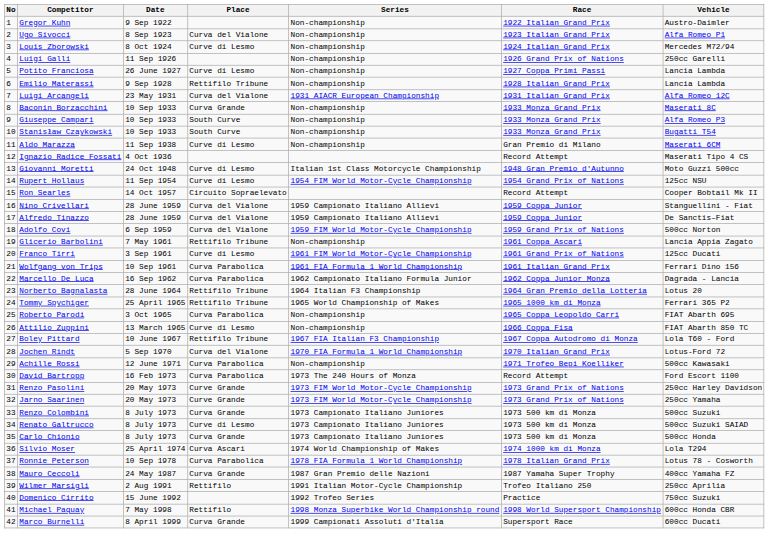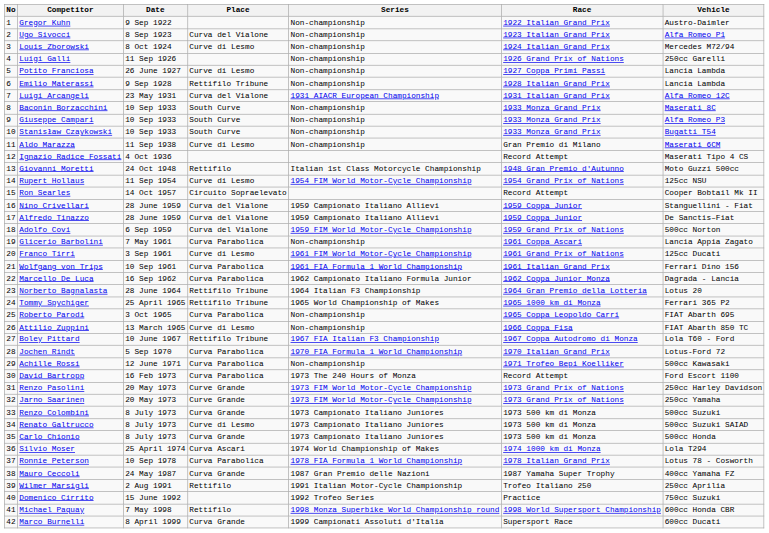(217, 108) Curva Grande -> (215, 108) South Curve
(222, 169) Curve di Lesmo -> (210, 169) Rettifilo
(229, 242) Rettifilo Tribune -> (226, 242) Curva Parabolica
(229, 352) Curva del Vialone -> (226, 352) Curva Parabolica
